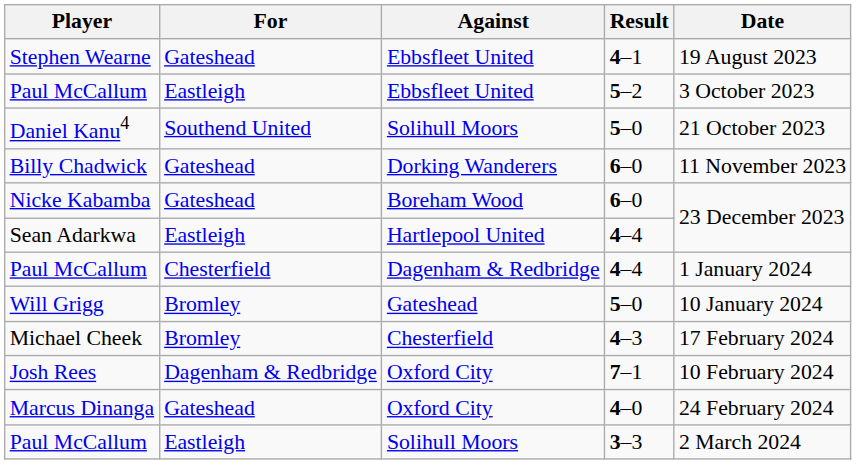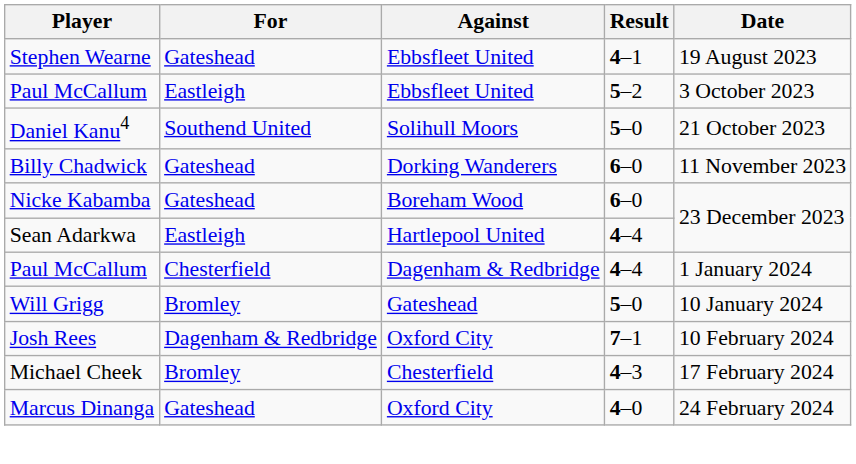rows swapped: (53, 372) <-> (76, 338)
- row: (78, 441)
